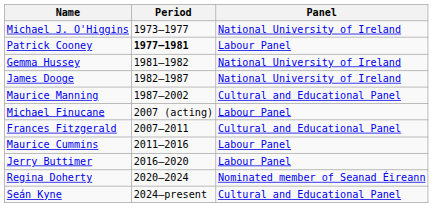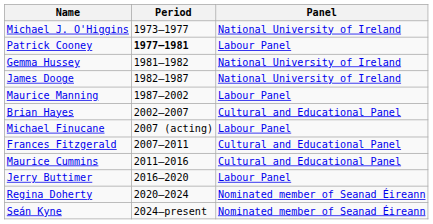(310, 95) Cultural and Educational Panel -> (255, 95) Labour Panel
+ row: (40, 112)
(255, 145) Labour Panel -> (310, 161) Cultural and Educational Panel
(310, 194) Cultural and Educational Panel -> (322, 211) Nominated member of Seanad Éireann
